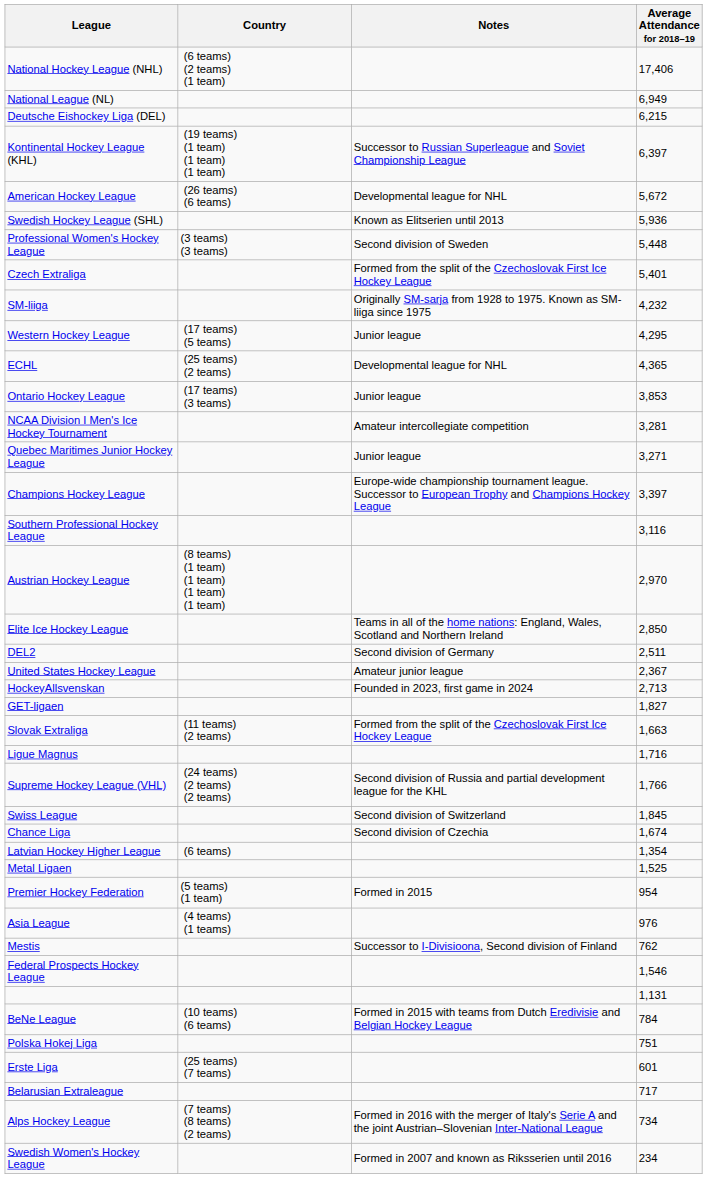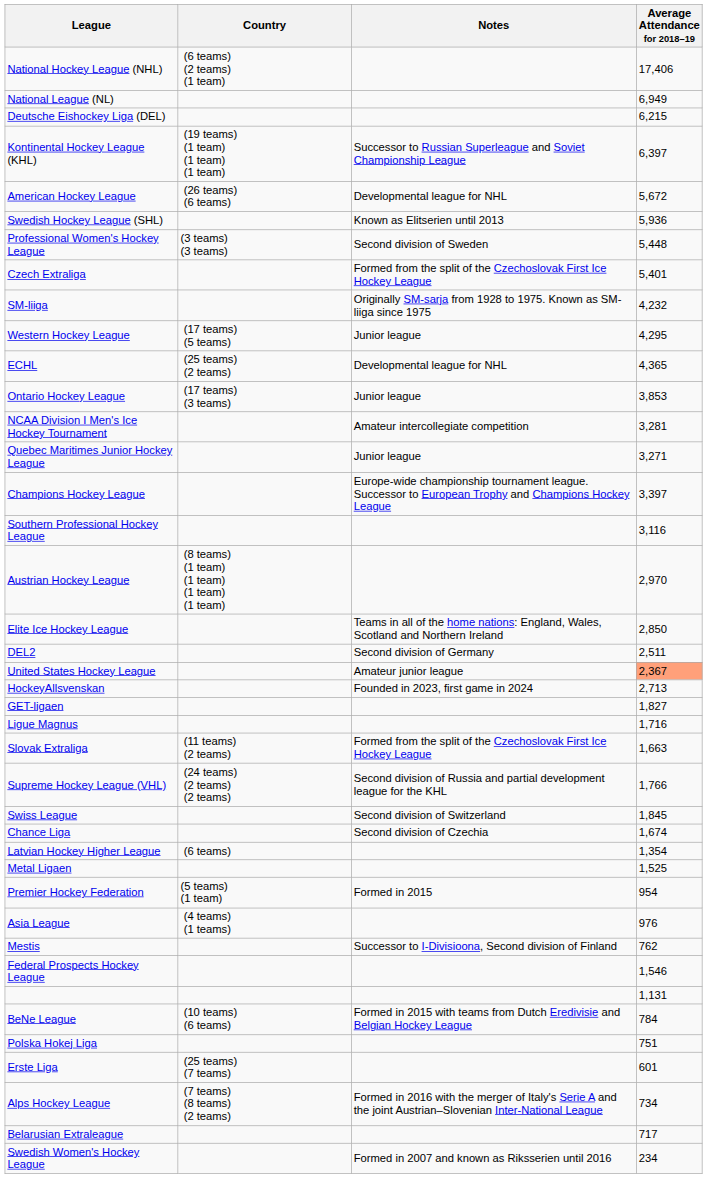(653, 671) no background -> (653, 671) lightsalmon background
rows swapped: (48, 730) <-> (43, 754)
rows swapped: (59, 1121) <-> (65, 1091)
